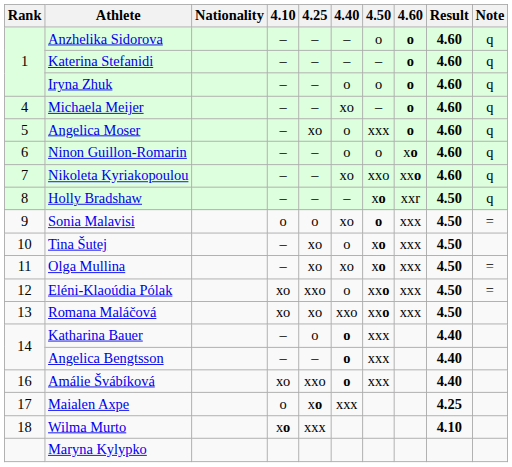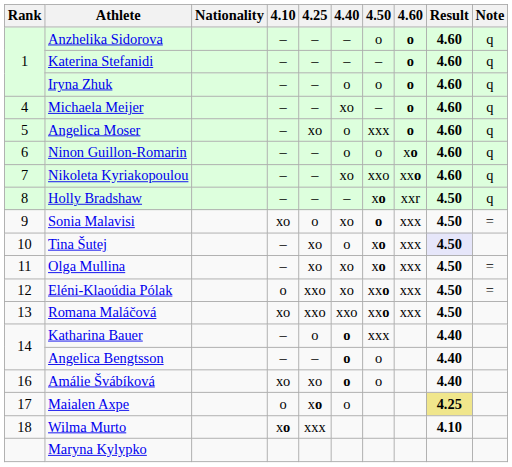(283, 221) o -> (283, 221) xo
(449, 244) no background -> (449, 244) lavender background
(283, 289) xo -> (283, 289) o
(347, 289) o -> (347, 289) xo
(315, 312) xo -> (315, 312) xxo
(379, 358) xxx -> (379, 358) o
(315, 381) xxo -> (315, 381) xo
(379, 381) xxx -> (379, 381) o
(347, 404) xxx -> (347, 404) o
(449, 404) no background -> (449, 404) khaki background
